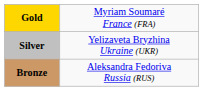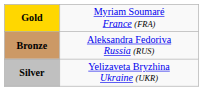rows swapped: (32, 45) <-> (32, 72)
